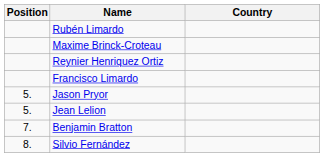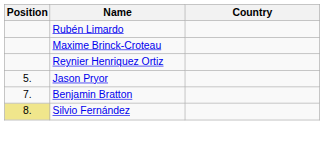- row: (95, 78)
- row: (79, 111)
(27, 144) no background -> (27, 111) khaki background
